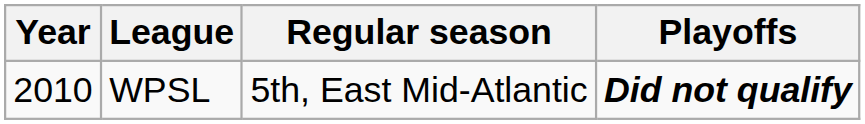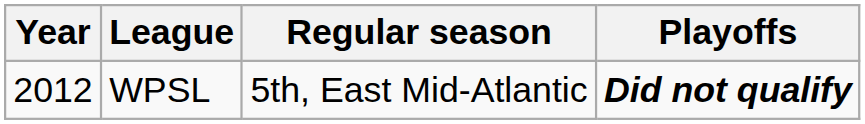(53, 89) 2010 -> (53, 89) 2012
